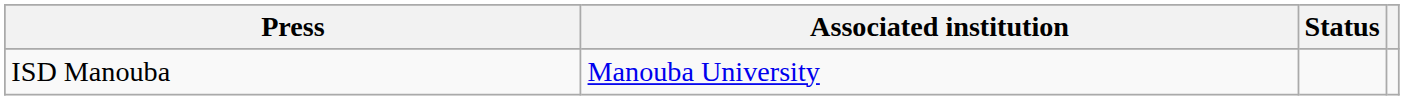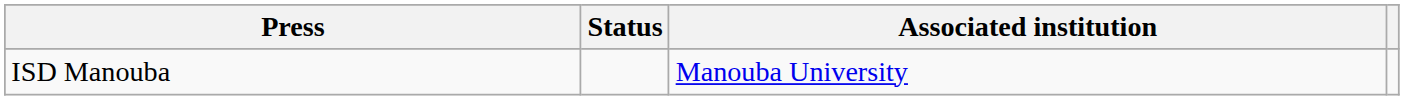columns swapped: (940, 26) <-> (1342, 26)
